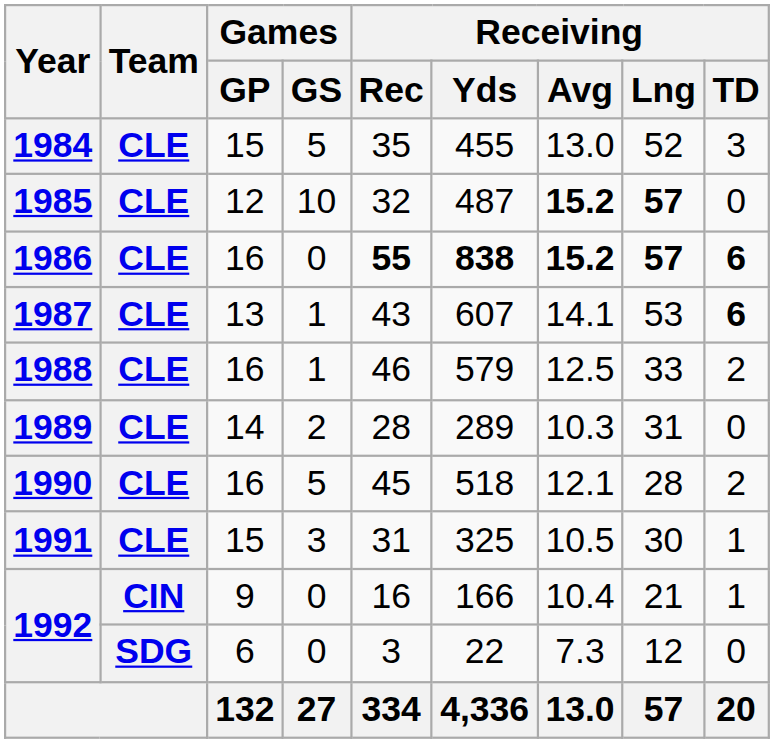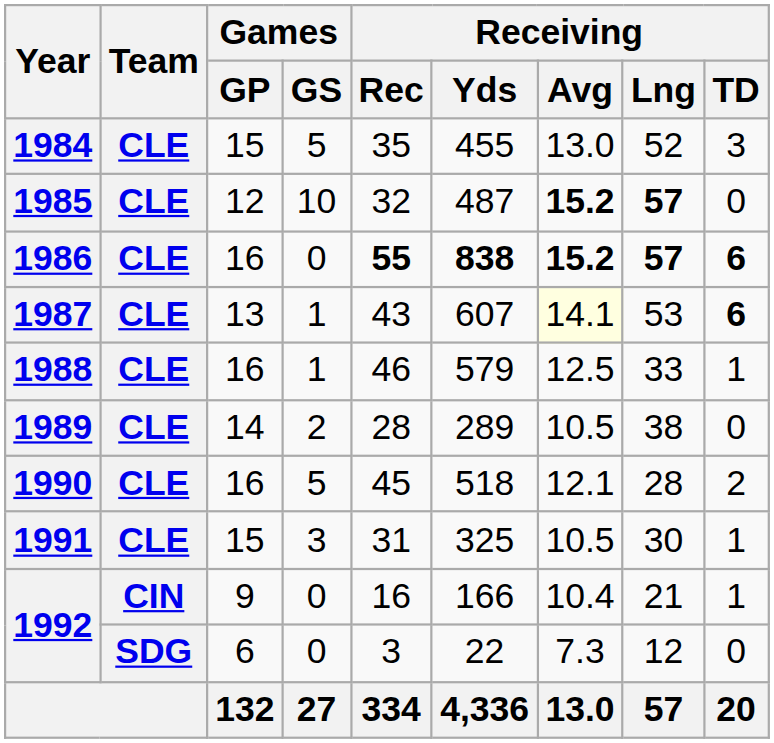(580, 314) no background -> (580, 314) lightyellow background
(736, 370) 2 -> (736, 370) 1
(580, 426) 10.3 -> (580, 426) 10.5
(663, 426) 31 -> (663, 426) 38
